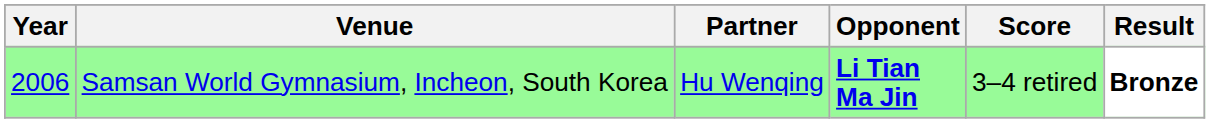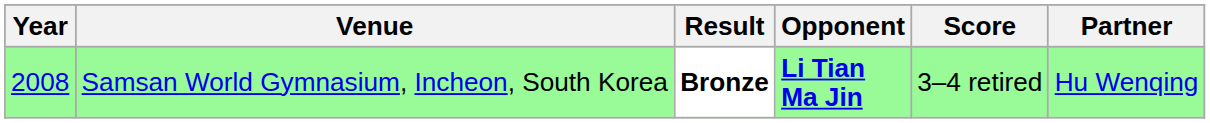columns swapped: (752, 26) <-> (1154, 26)
(40, 82) 2006 -> (40, 82) 2008
